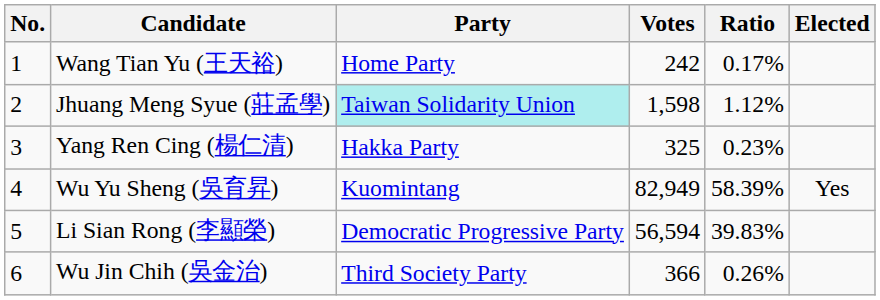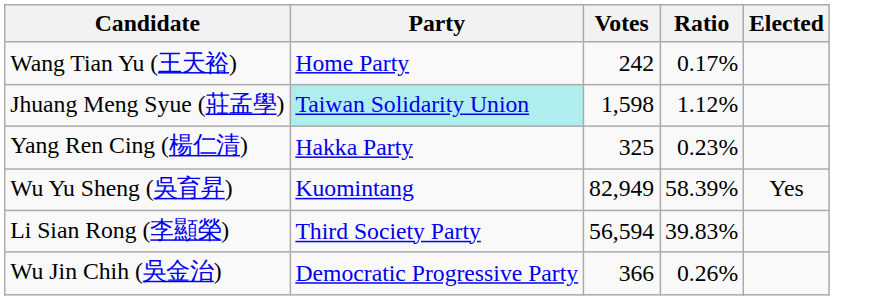- column: (28, 23)
(483, 231) Democratic Progressive Party -> (388, 231) Third Society Party
(434, 273) Third Society Party -> (437, 273) Democratic Progressive Party
